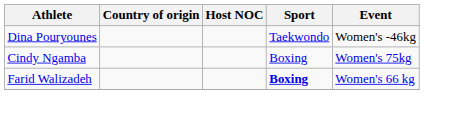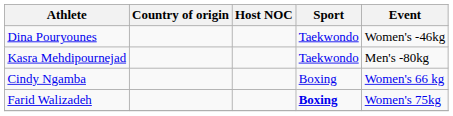+ row: (67, 57)
(373, 57) Women's 75kg -> (404, 79) Women's 66 kg
(375, 79) Women's 66 kg -> (403, 100) Women's 75kg
